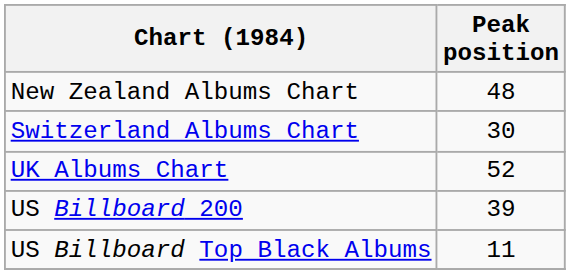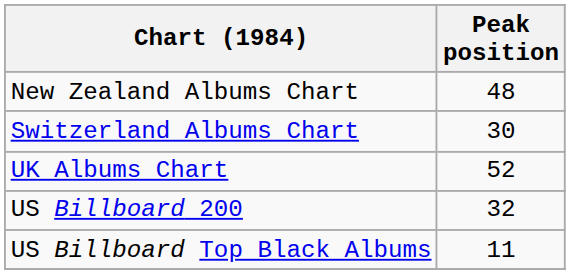(501, 210) 39 -> (501, 210) 32
